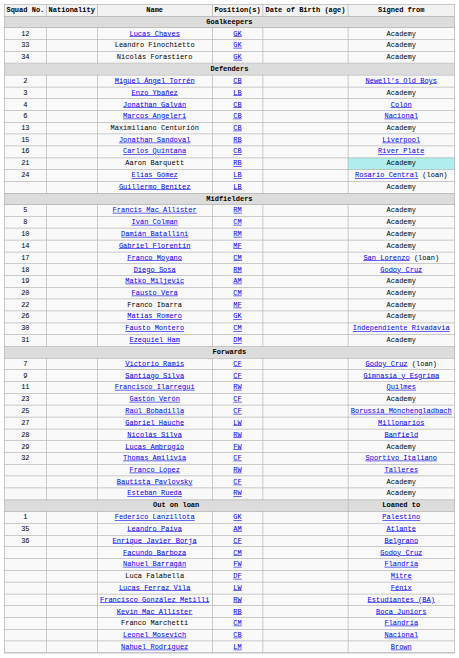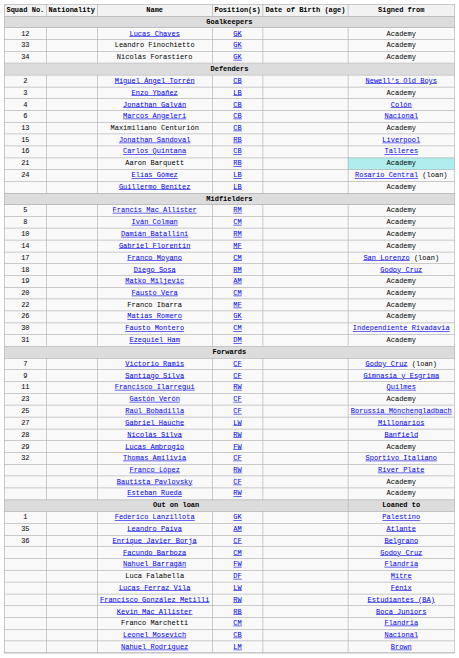(401, 151) River Plate -> (401, 151) Talleres
(401, 470) Talleres -> (401, 470) River Plate
